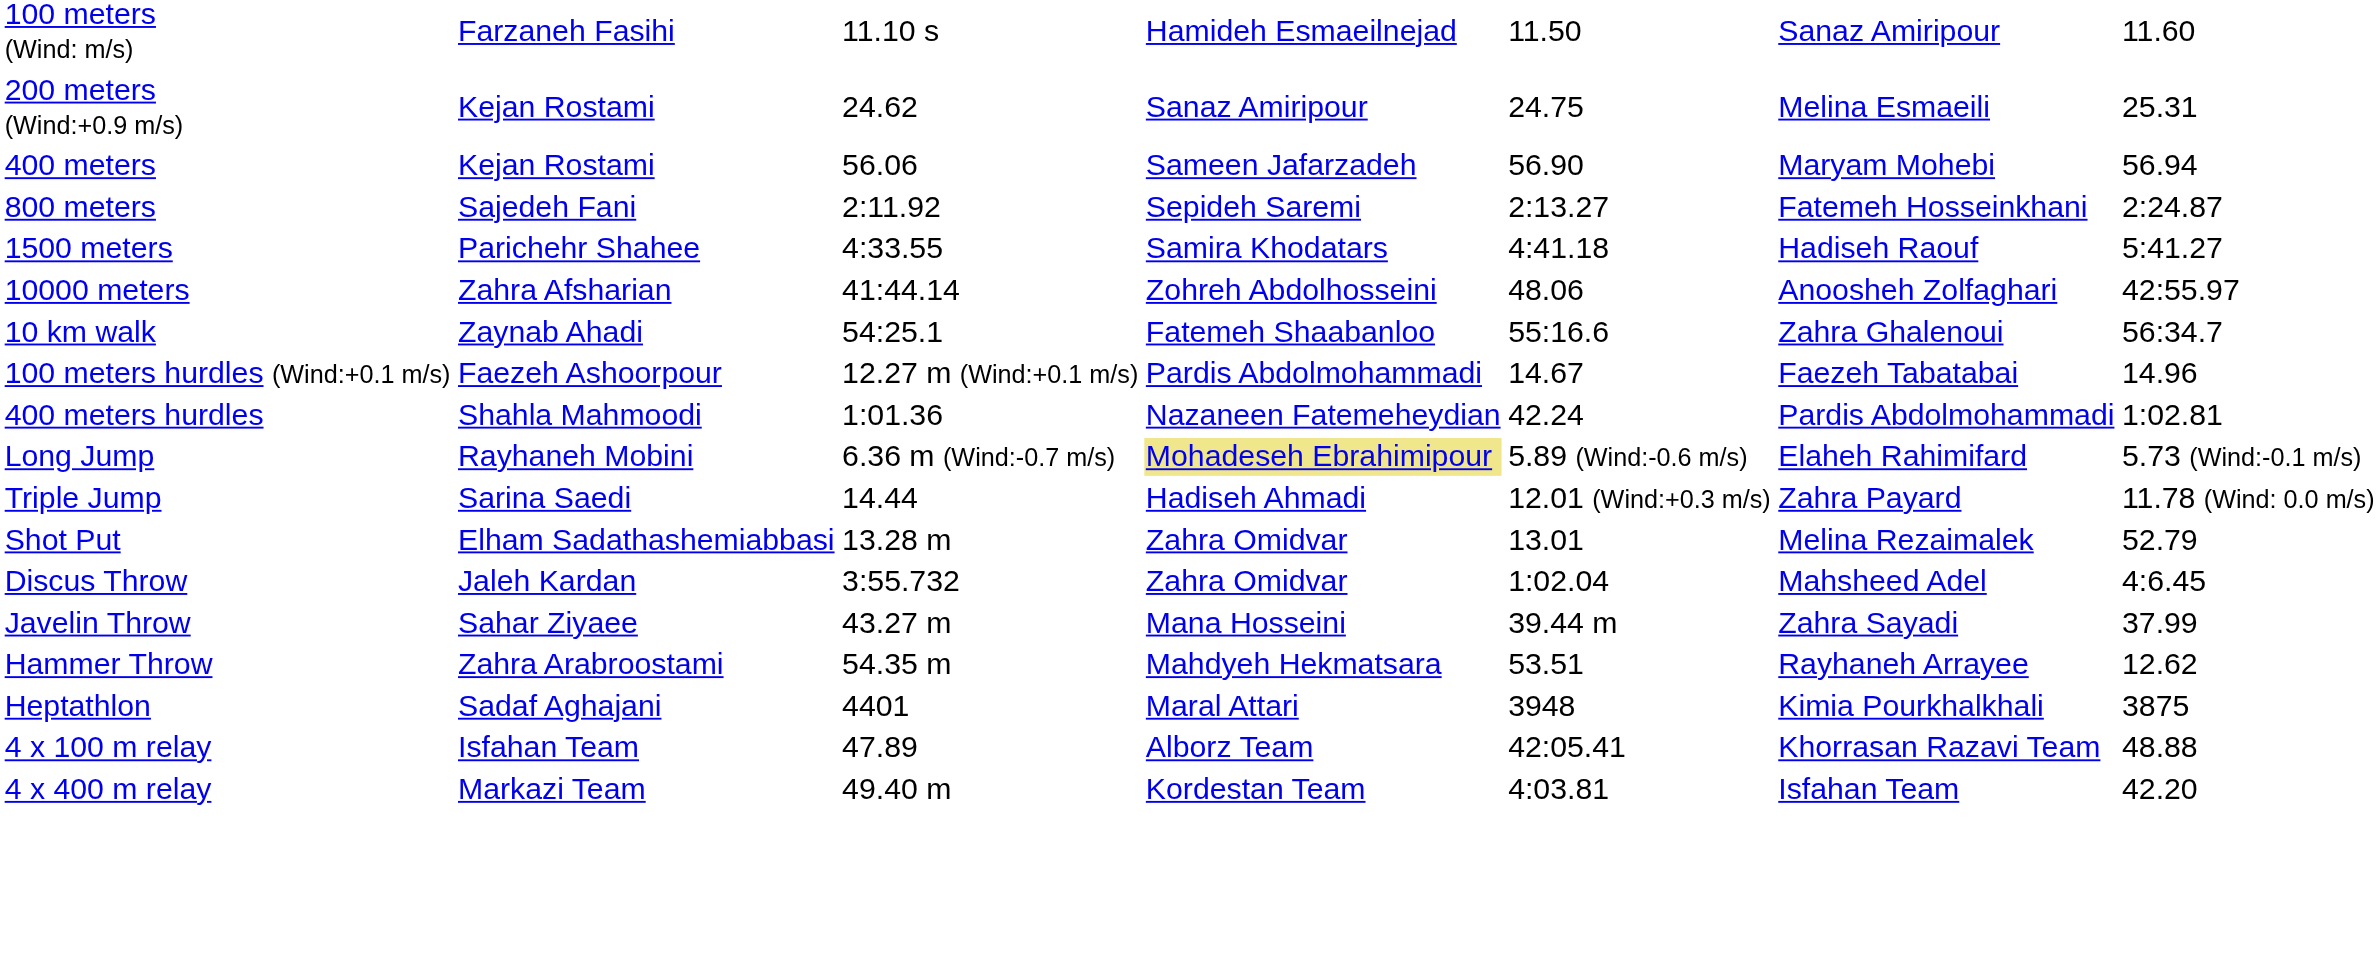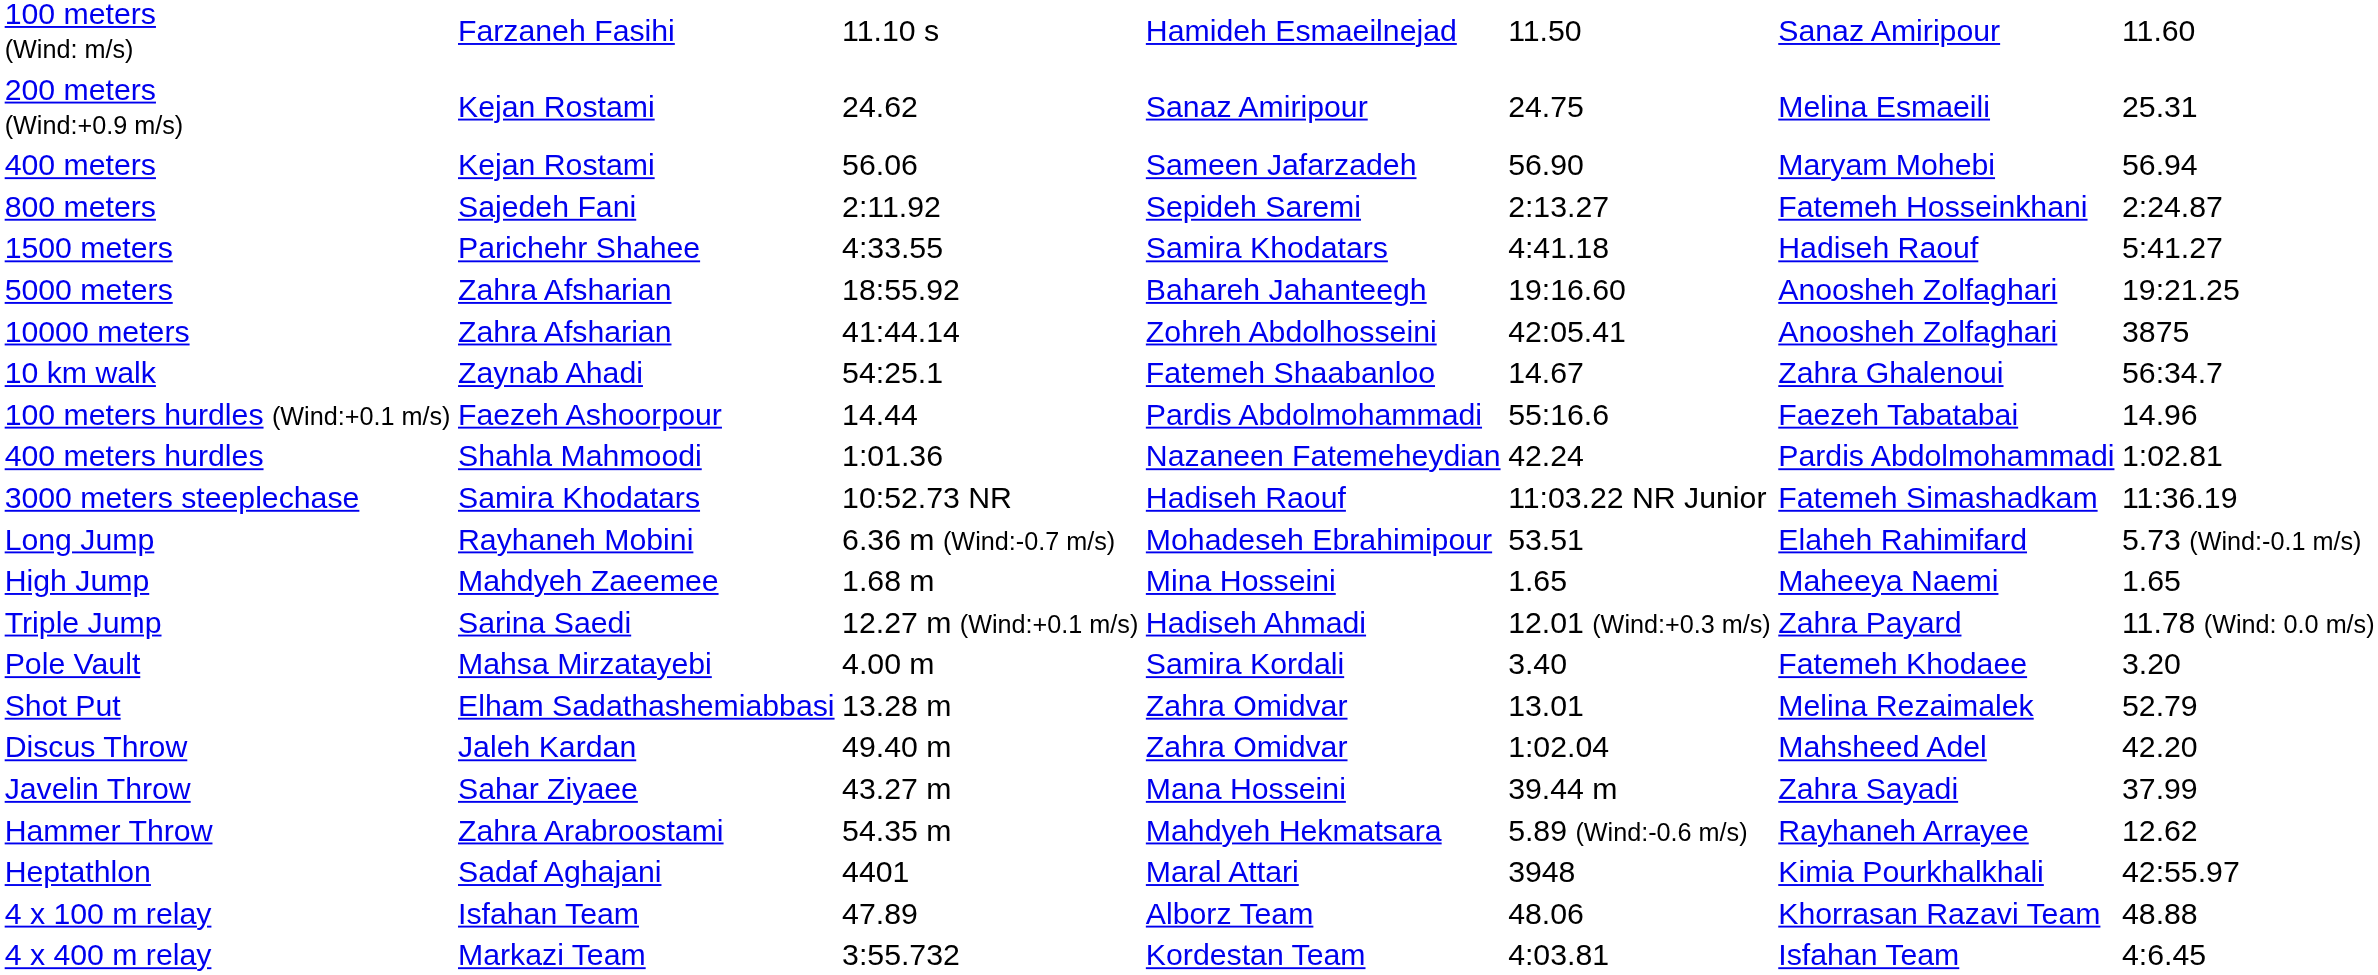+ row: (89, 290)
(1546, 290) 48.06 -> (1567, 331) 42:05.41
(2181, 290) 42:55.97 -> (2156, 331) 3875
(1559, 331) 55:16.6 -> (1546, 373) 14.67
(990, 373) 12.27 m (Wind:+0.1 m/s) -> (880, 414) 14.44
(1546, 373) 14.67 -> (1559, 414) 55:16.6
+ row: (182, 498)
(1319, 456) khaki background -> (1319, 539) no background
(1628, 456) 5.89 (Wind:-0.6 m/s) -> (1546, 539) 53.51
+ row: (77, 581)
(880, 498) 14.44 -> (990, 622) 12.27 m (Wind:+0.1 m/s)
+ row: (72, 664)
(901, 581) 3:55.732 -> (897, 747) 49.40 m
(2164, 581) 4:6.45 -> (2160, 747) 42.20
(1546, 664) 53.51 -> (1628, 830) 5.89 (Wind:-0.6 m/s)
(2156, 705) 3875 -> (2181, 872) 42:55.97
(1567, 747) 42:05.41 -> (1546, 913) 48.06
(897, 789) 49.40 m -> (901, 955) 3:55.732
(2160, 789) 42.20 -> (2164, 955) 4:6.45
